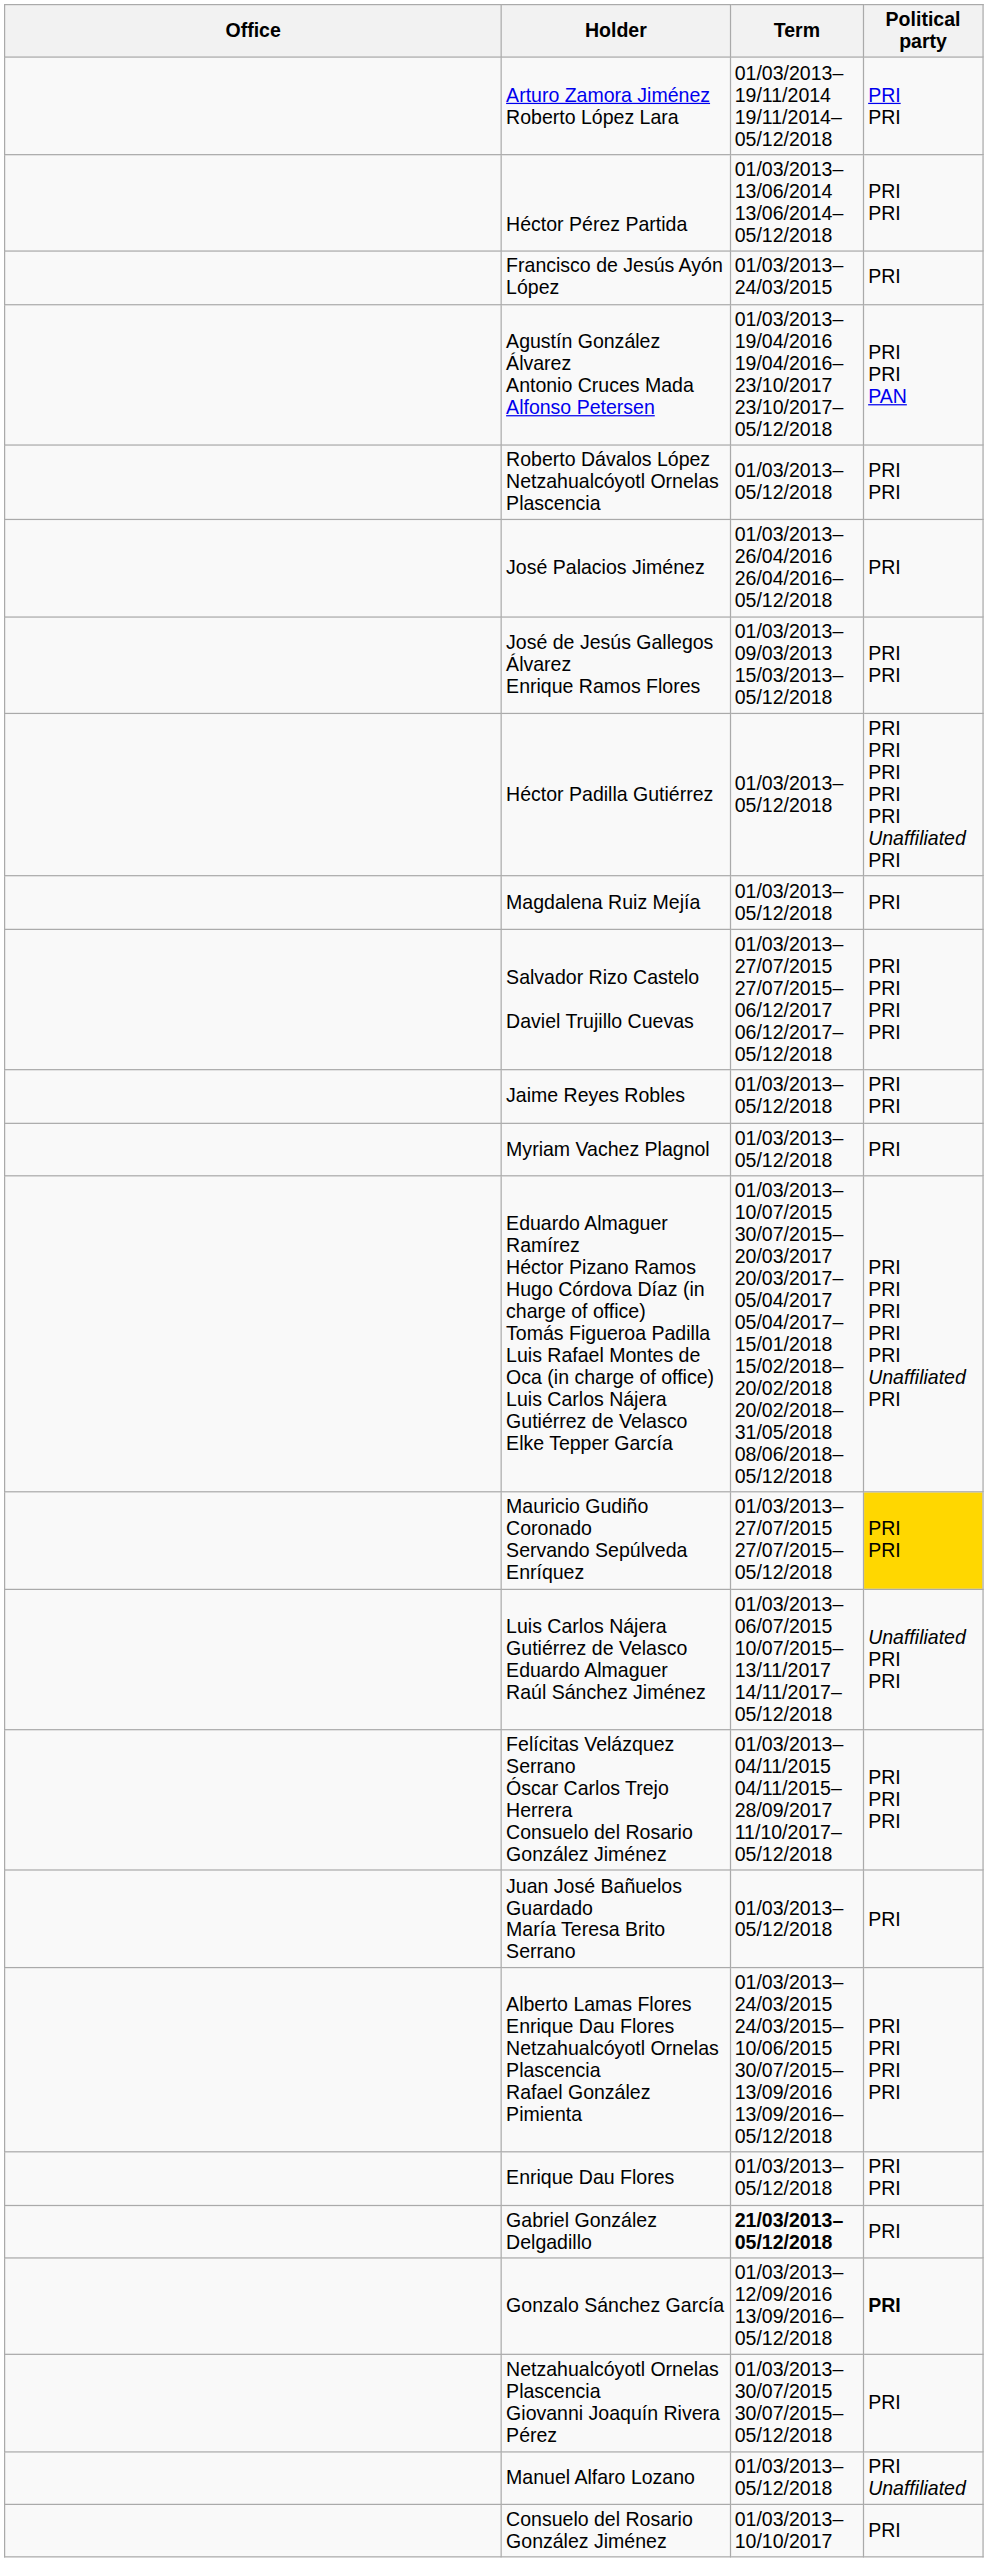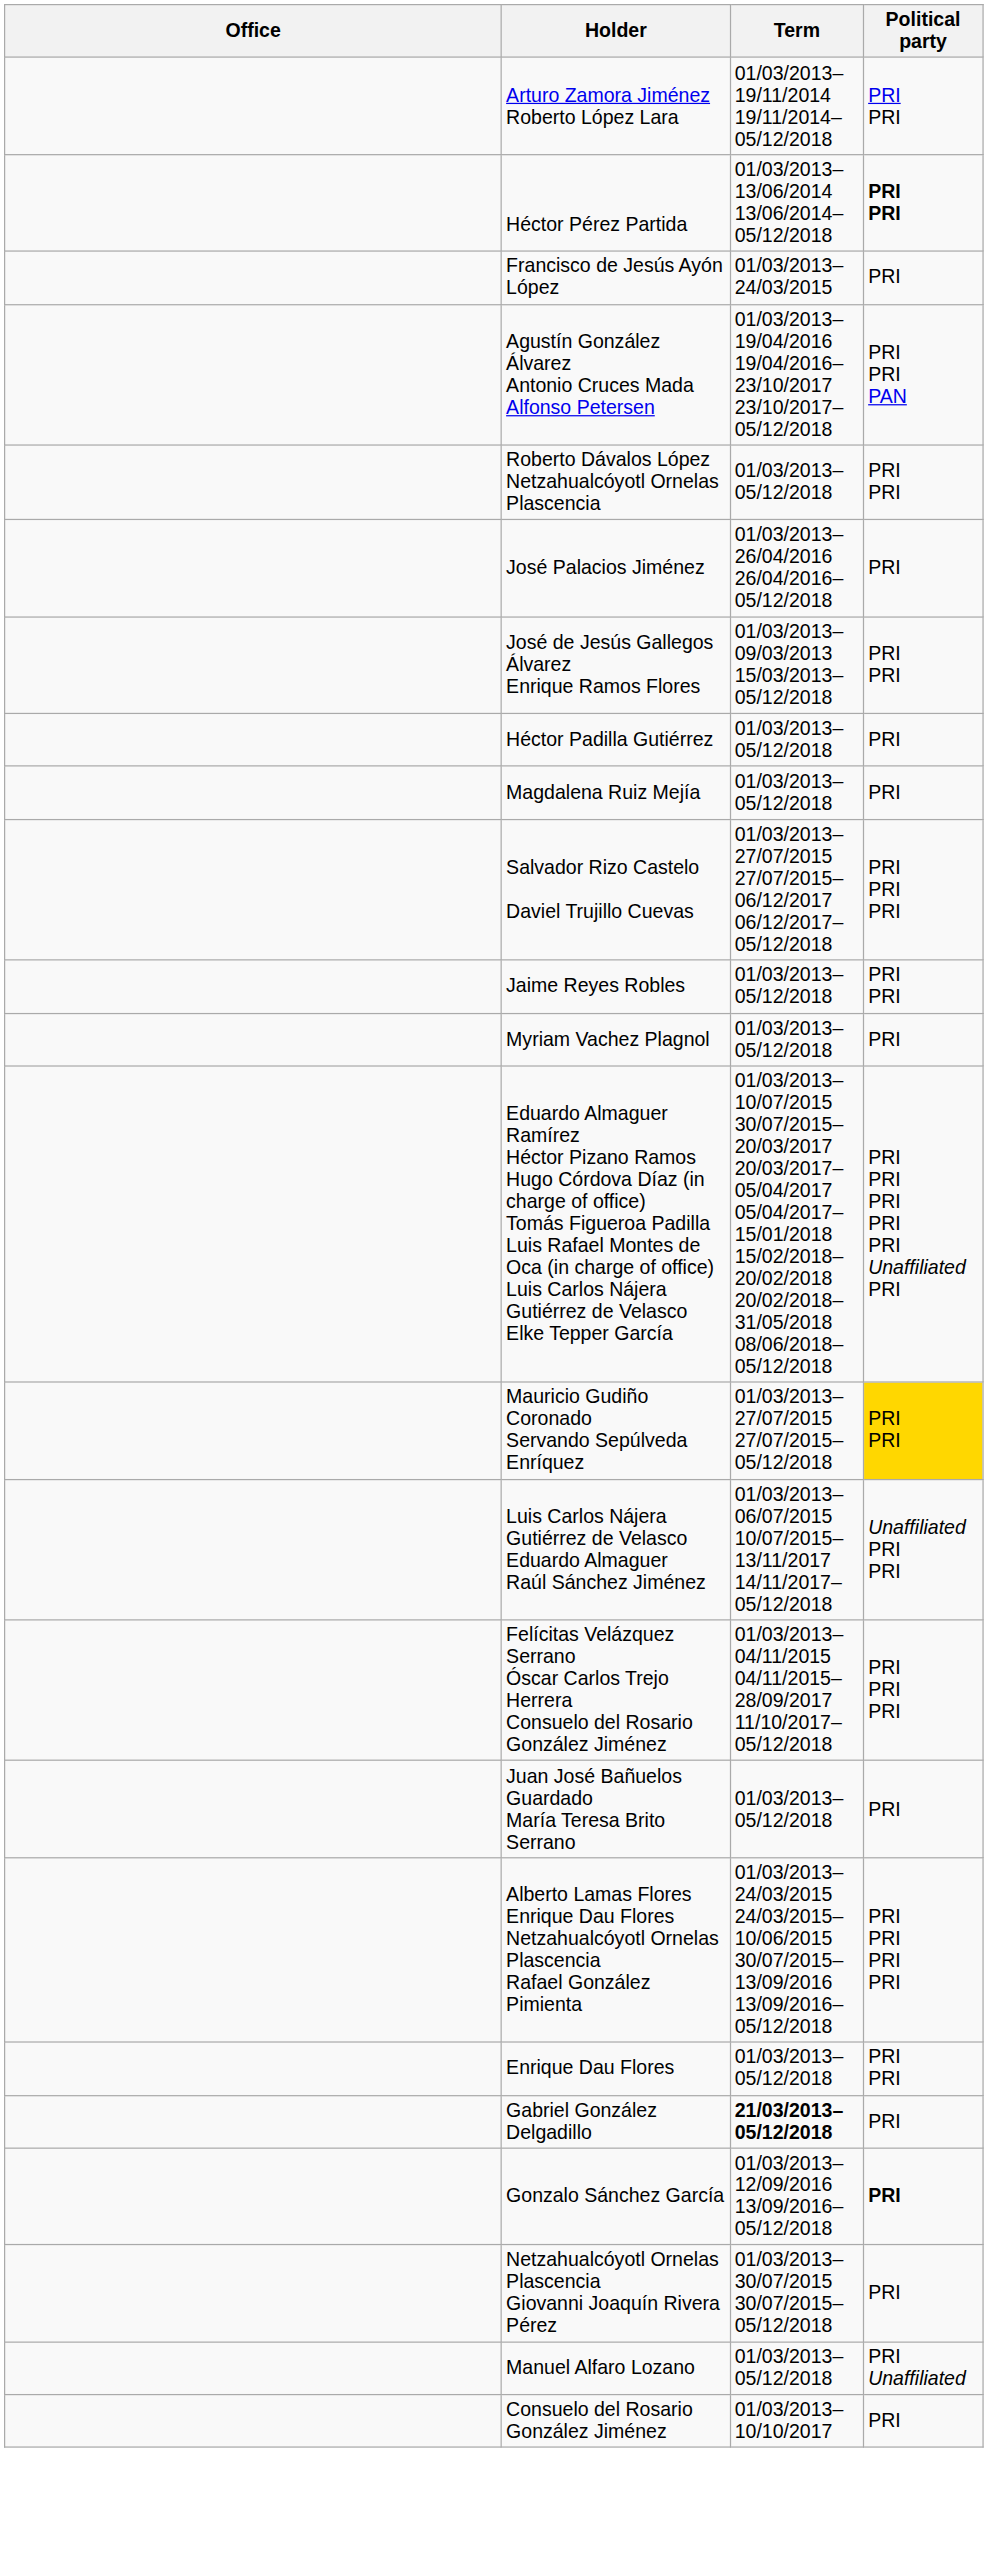(884, 202) normal -> (884, 202) bold
(917, 794) PRI PRI PRI PRI PRI Unaffiliated PRI -> (884, 739) PRI
(884, 999) PRI PRI PRI PRI -> (884, 889) PRI PRI PRI
